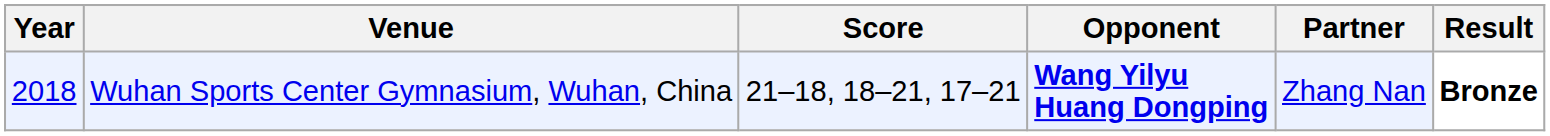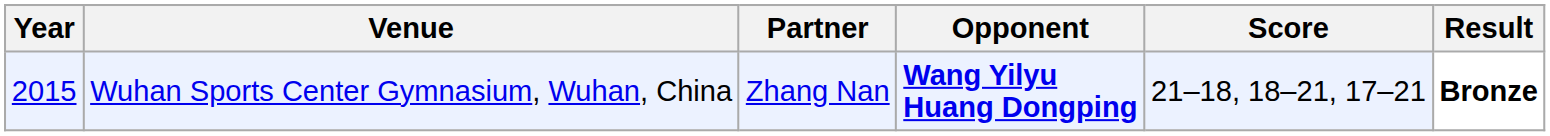columns swapped: (1354, 28) <-> (883, 28)
(44, 90) 2018 -> (44, 90) 2015
